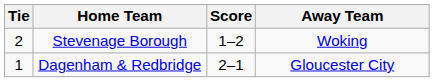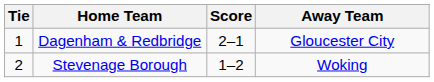rows swapped: (120, 64) <-> (120, 40)
